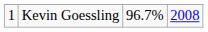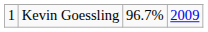(185, 16) 2008 -> (185, 16) 2009
